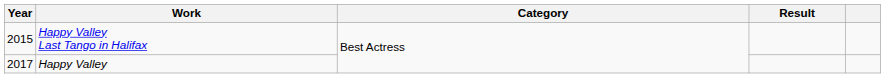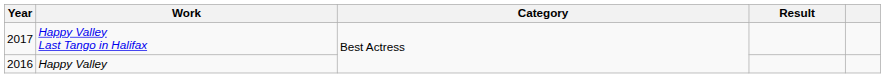(20, 38) 2015 -> (20, 38) 2017
(20, 63) 2017 -> (20, 63) 2016
